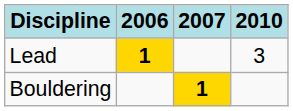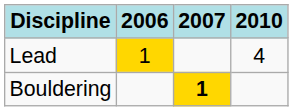(145, 55) bold -> (145, 55) normal
(259, 55) 3 -> (259, 55) 4
